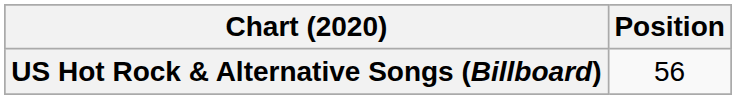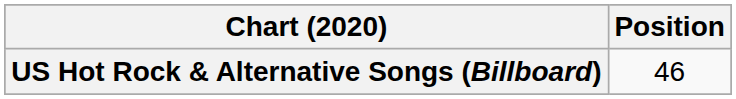(670, 71) 56 -> (670, 71) 46
